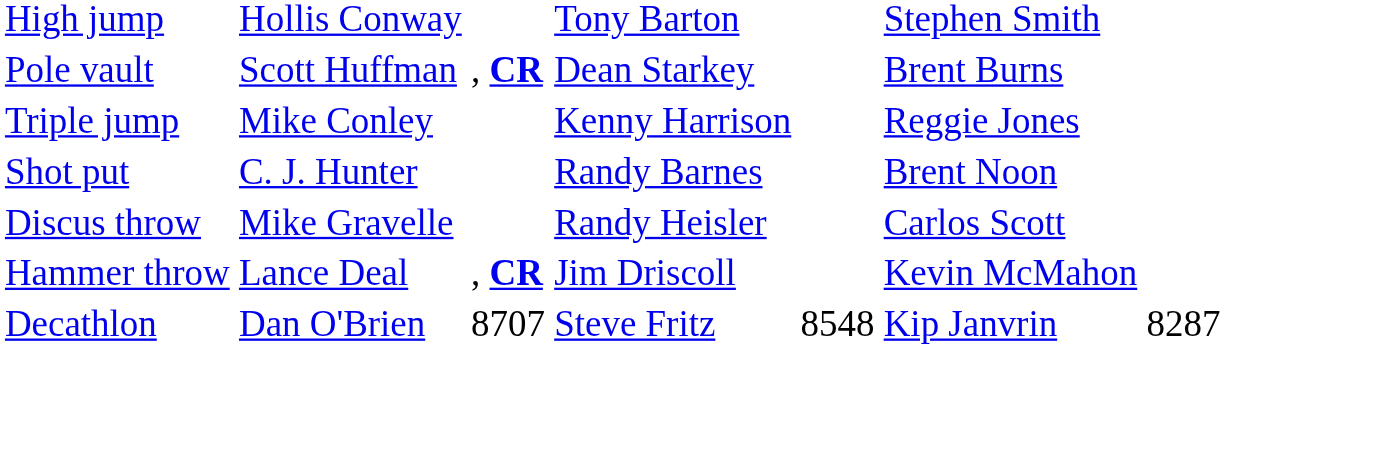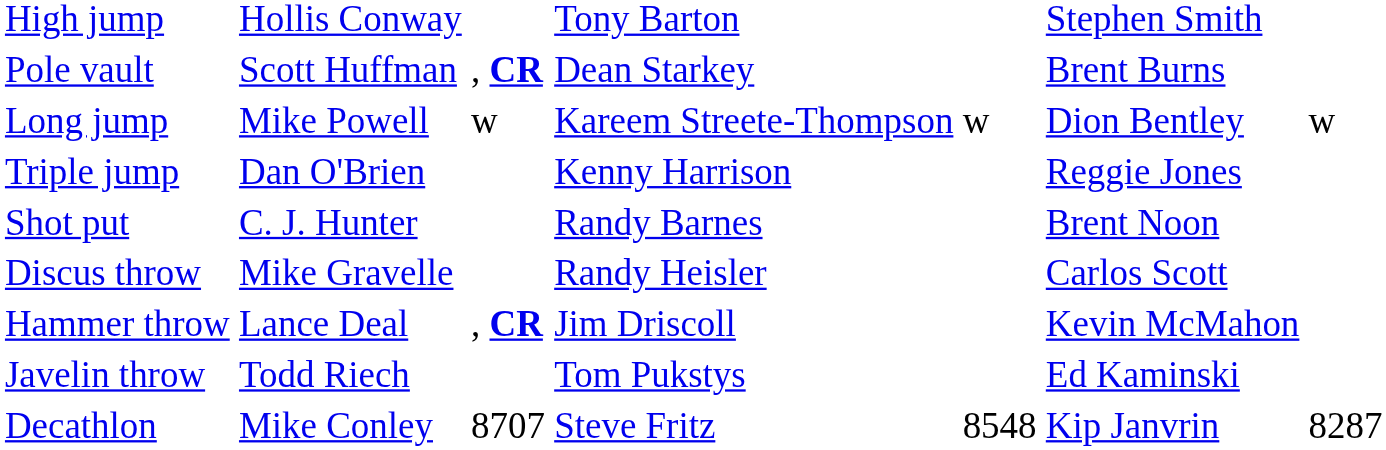+ row: (87, 120)
(336, 120) Mike Conley -> (332, 171) Dan O'Brien
+ row: (105, 374)
(332, 323) Dan O'Brien -> (336, 425) Mike Conley
